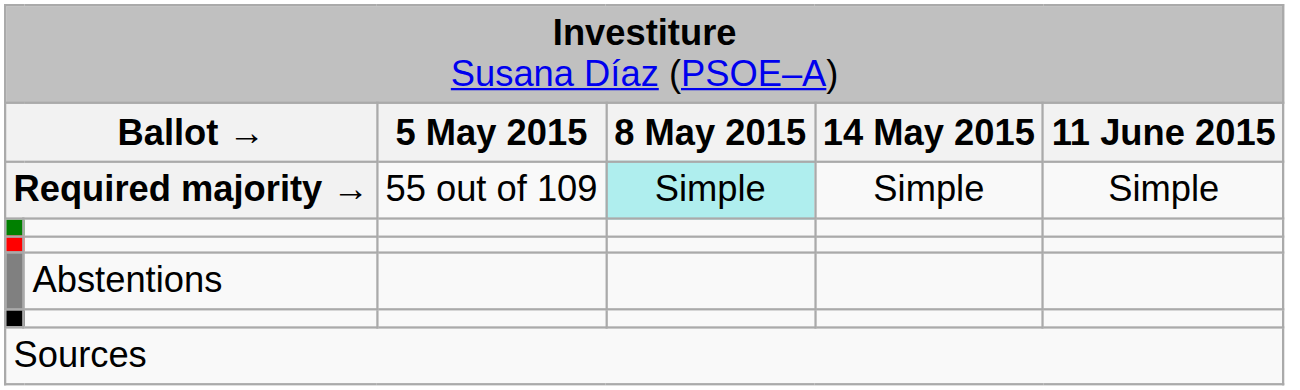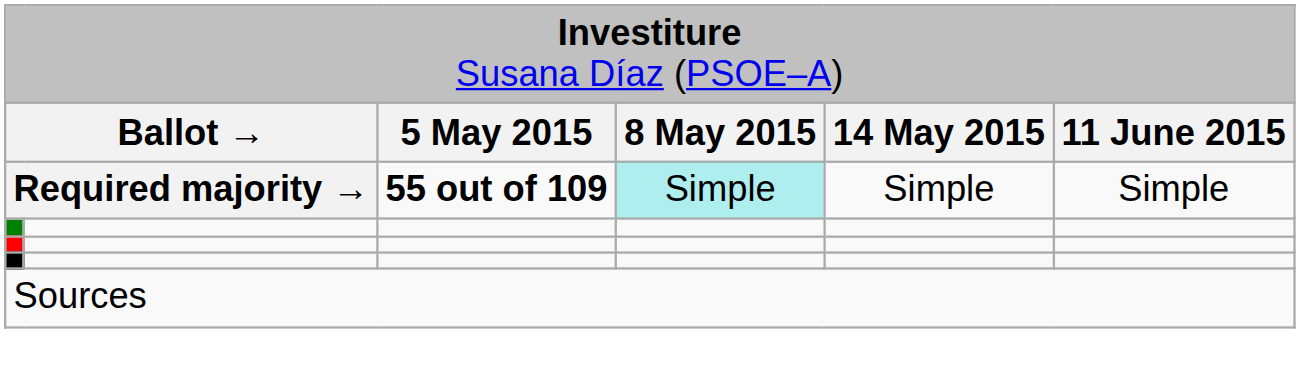(492, 189) normal -> (496, 189) bold
- row: (15, 281)
